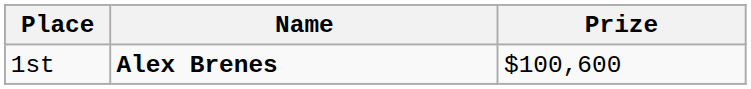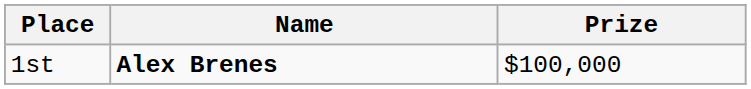(563, 65) $100,600 -> (563, 65) $100,000
